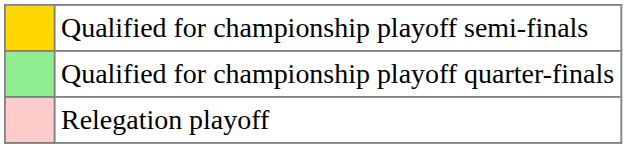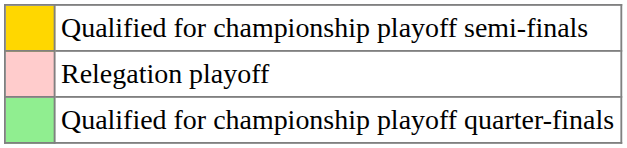rows swapped: (338, 73) <-> (165, 119)
